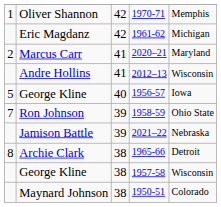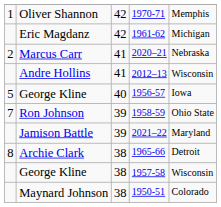(191, 53) Maryland -> (190, 53) Nebraska
(190, 133) Nebraska -> (191, 133) Maryland
